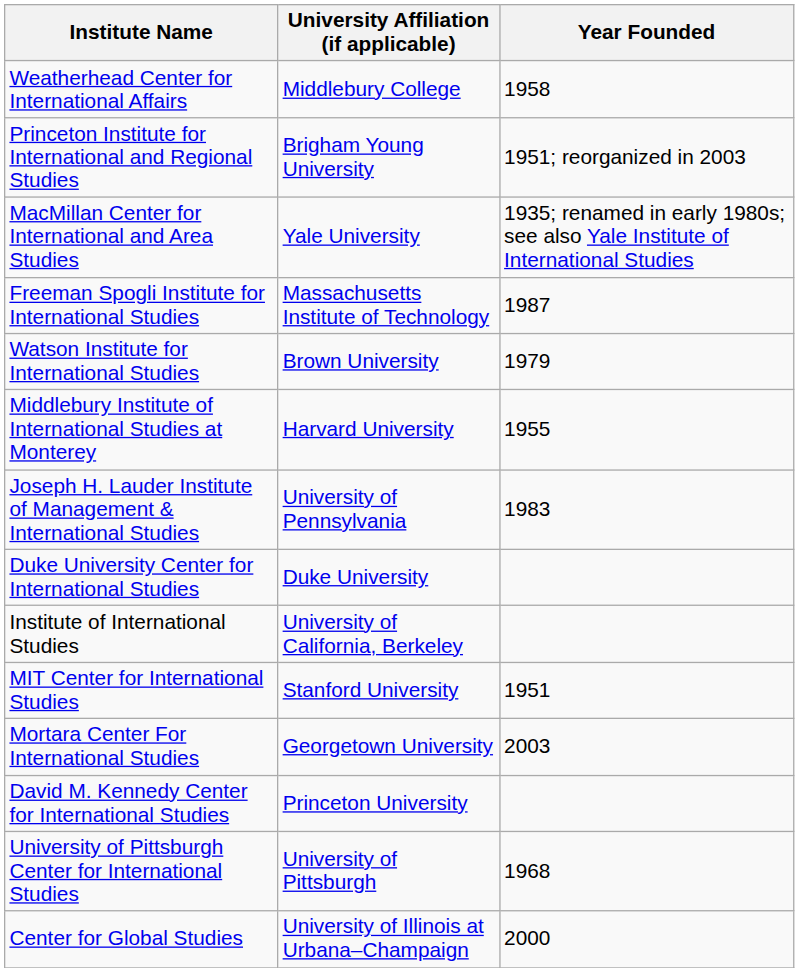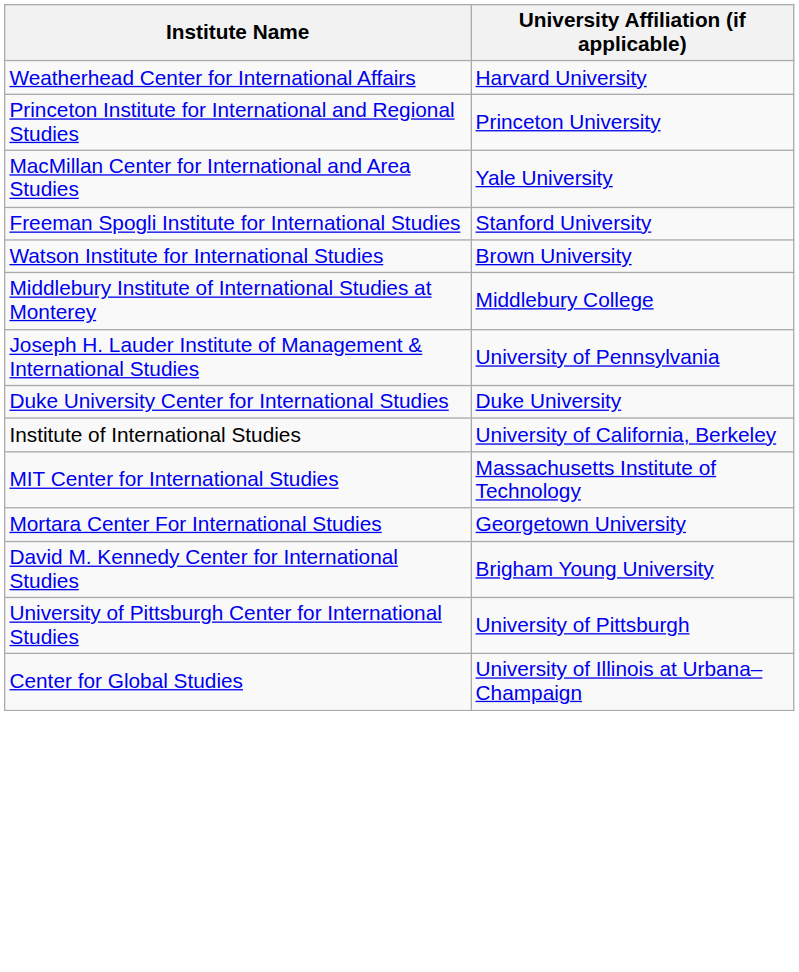- column: (647, 32)
(372, 89) Middlebury College -> (561, 77) Harvard University
(353, 157) Brigham Young University -> (568, 122) Princeton University
(386, 305) Massachusetts Institute of Technology -> (563, 223) Stanford University
(368, 429) Harvard University -> (565, 300) Middlebury College
(370, 690) Stanford University -> (596, 479) Massachusetts Institute of Technology
(375, 802) Princeton University -> (595, 568) Brigham Young University
